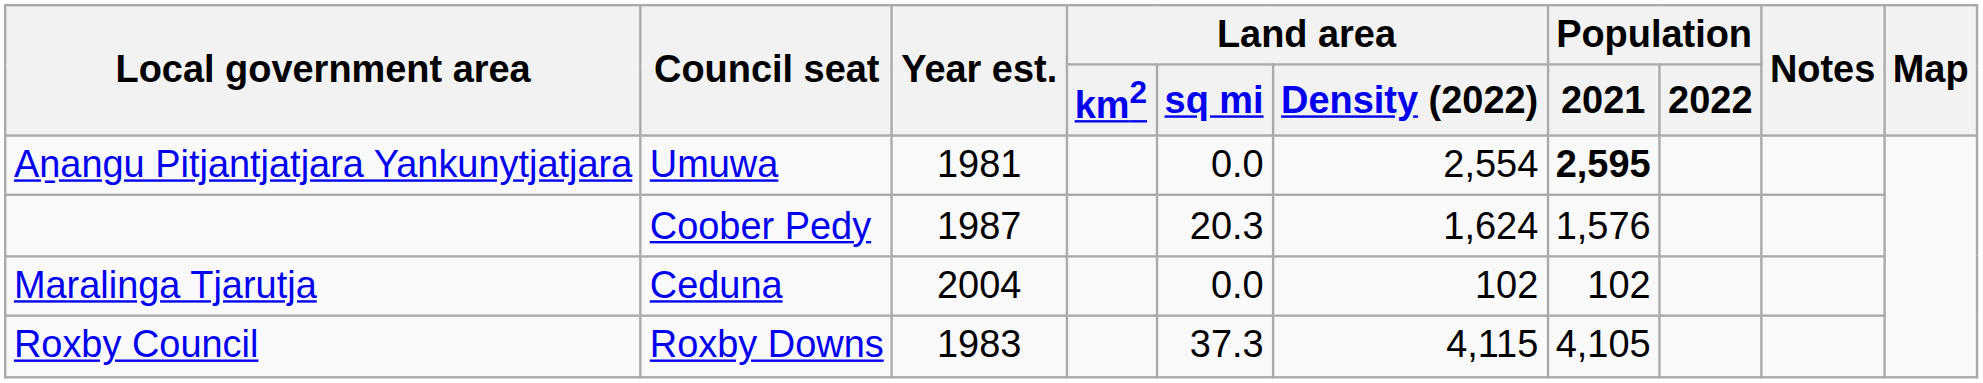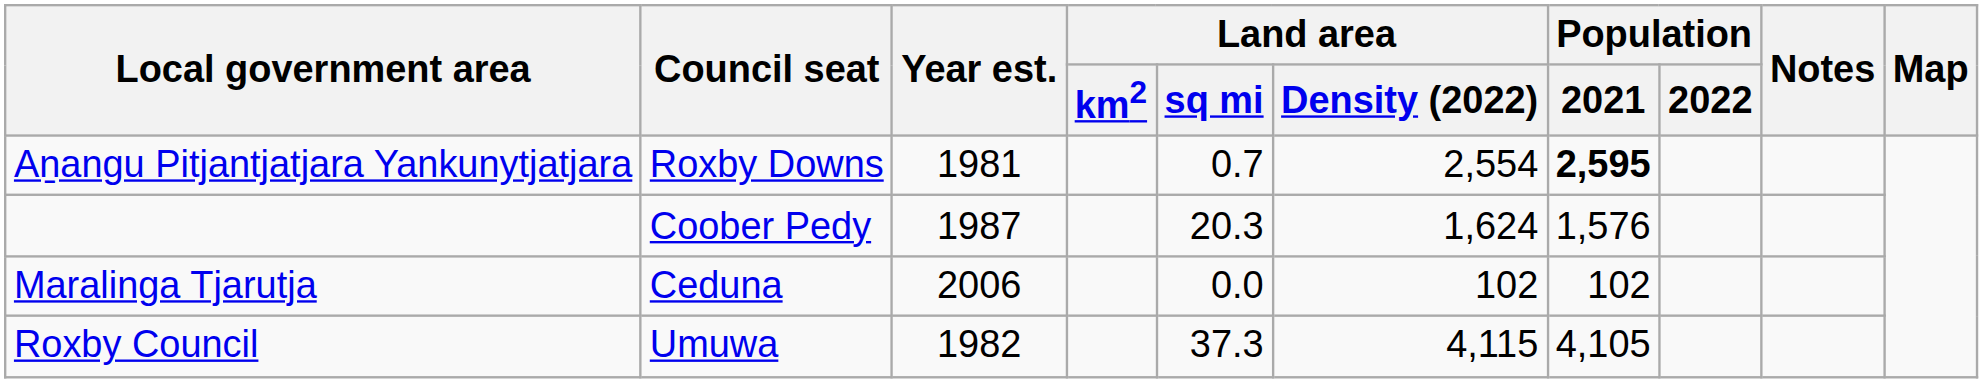(714, 165) Umuwa -> (767, 165) Roxby Downs
(1237, 165) 0.0 -> (1237, 165) 0.7
(979, 285) 2004 -> (979, 285) 2006
(767, 345) Roxby Downs -> (714, 345) Umuwa
(979, 345) 1983 -> (979, 345) 1982
